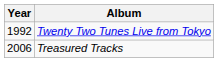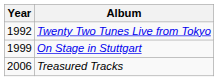+ row: (89, 48)
